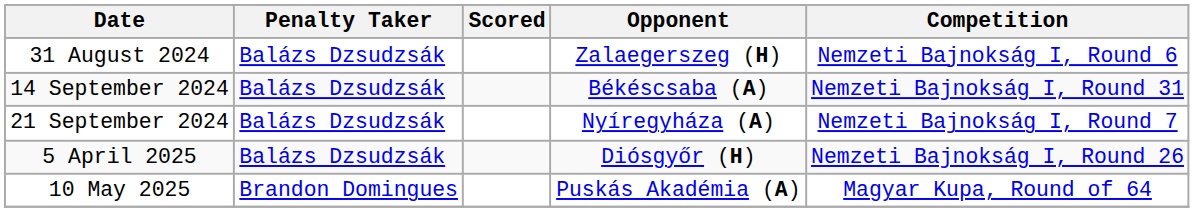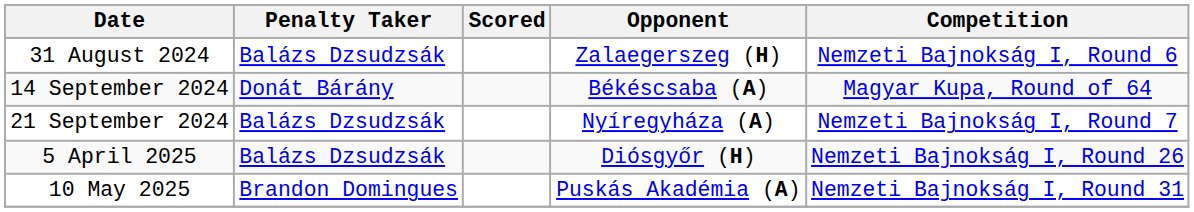(342, 89) Balázs Dzsudzsák -> (317, 89) Donát Bárány
(998, 89) Nemzeti Bajnokság I, Round 31 -> (998, 89) Magyar Kupa, Round of 64
(998, 191) Magyar Kupa, Round of 64 -> (998, 191) Nemzeti Bajnokság I, Round 31
